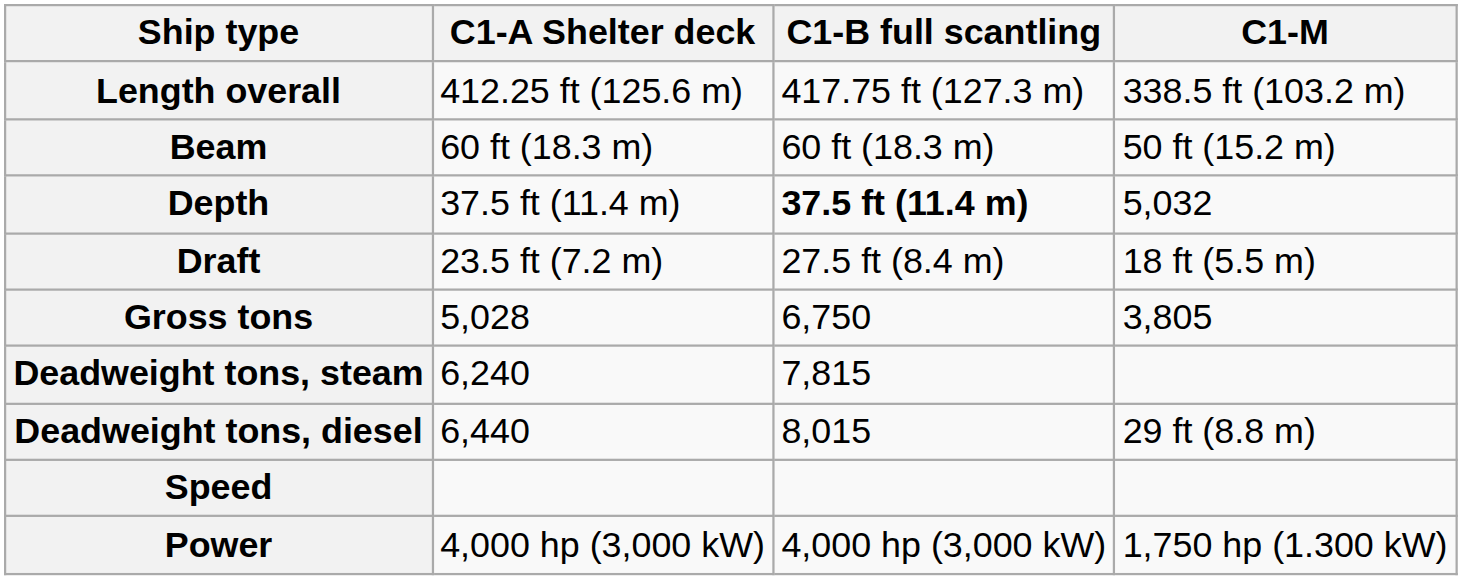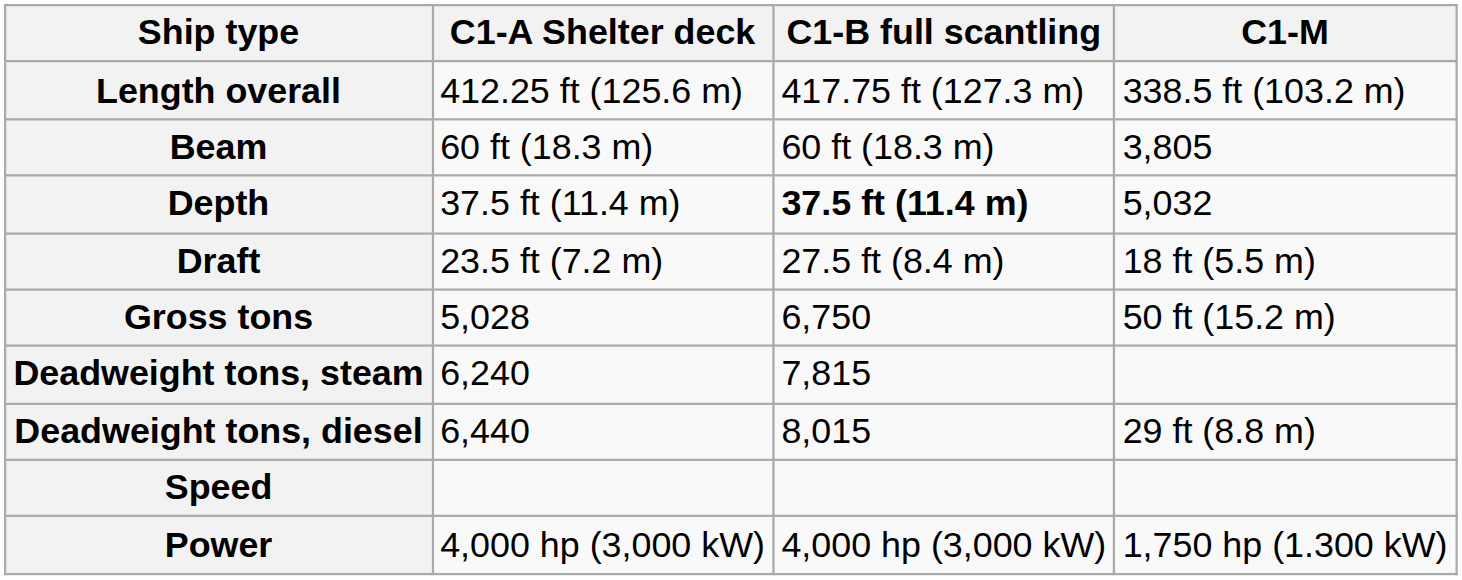(1229, 146) 50 ft (15.2 m) -> (1168, 146) 3,805
(1168, 317) 3,805 -> (1229, 317) 50 ft (15.2 m)
